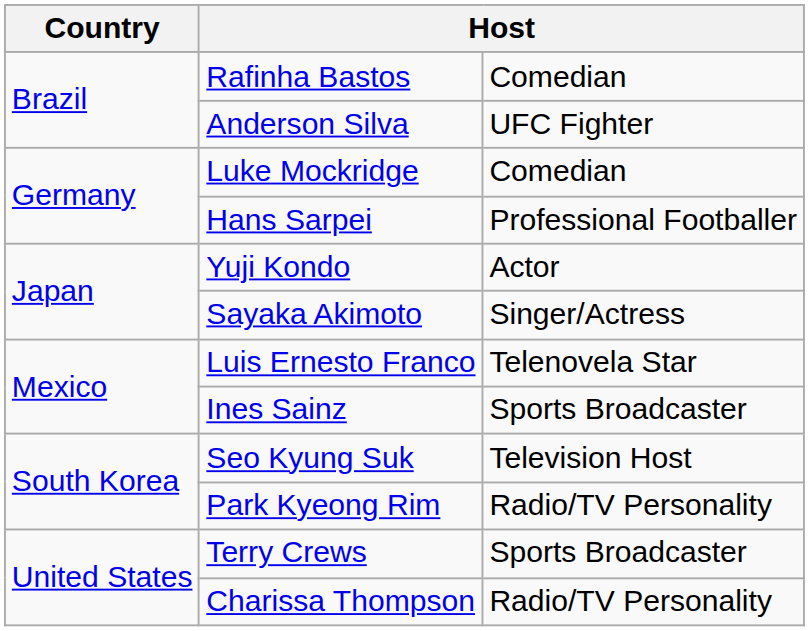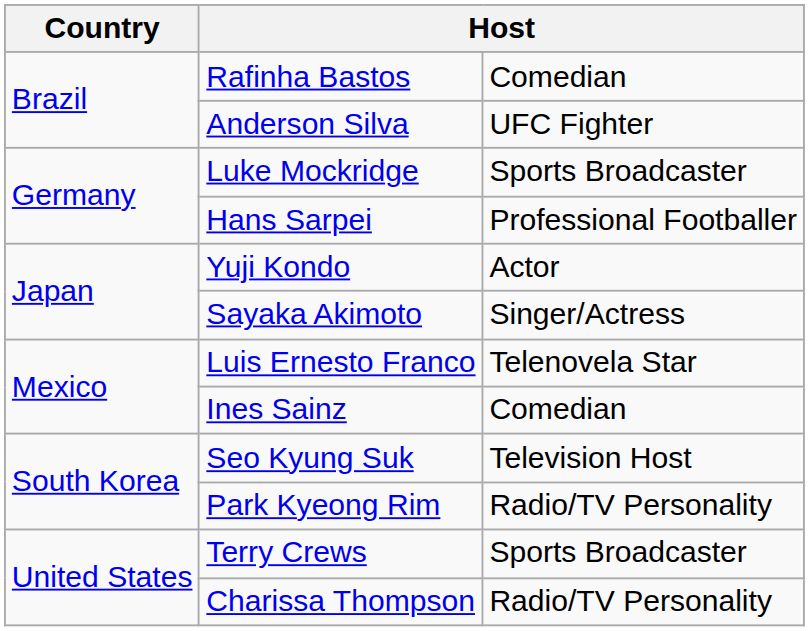(558, 171) Comedian -> (618, 171) Sports Broadcaster
(618, 409) Sports Broadcaster -> (558, 409) Comedian
